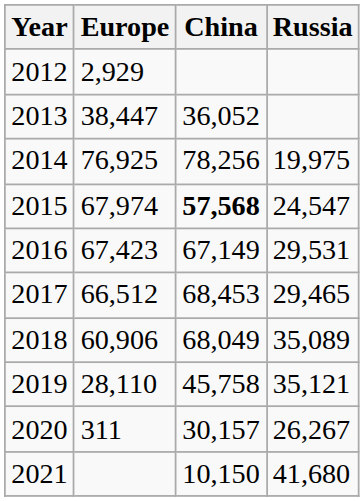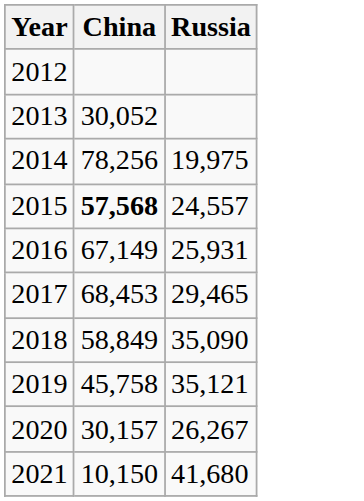- column: (125, 26)
(221, 116) 36,052 -> (119, 116) 30,052
(311, 205) 24,547 -> (210, 205) 24,557
(311, 250) 29,531 -> (210, 250) 25,931
(221, 339) 68,049 -> (119, 339) 58,849
(311, 339) 35,089 -> (210, 339) 35,090
